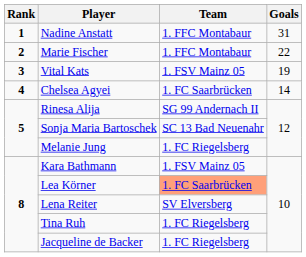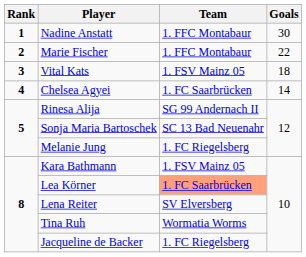(284, 33) 31 -> (284, 33) 30
(284, 71) 19 -> (284, 71) 18
(206, 223) 1. FC Riegelsberg -> (204, 223) Wormatia Worms
